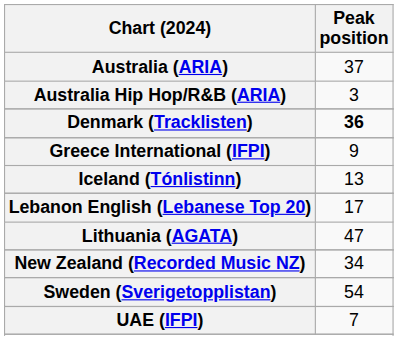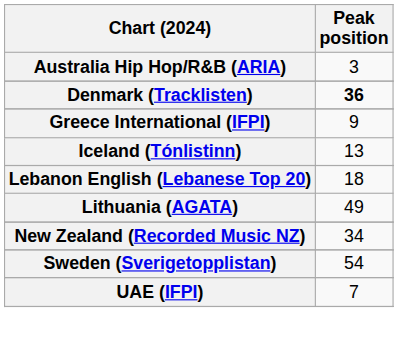- row: (160, 66)
(354, 207) 17 -> (354, 179) 18
(354, 235) 47 -> (354, 207) 49
